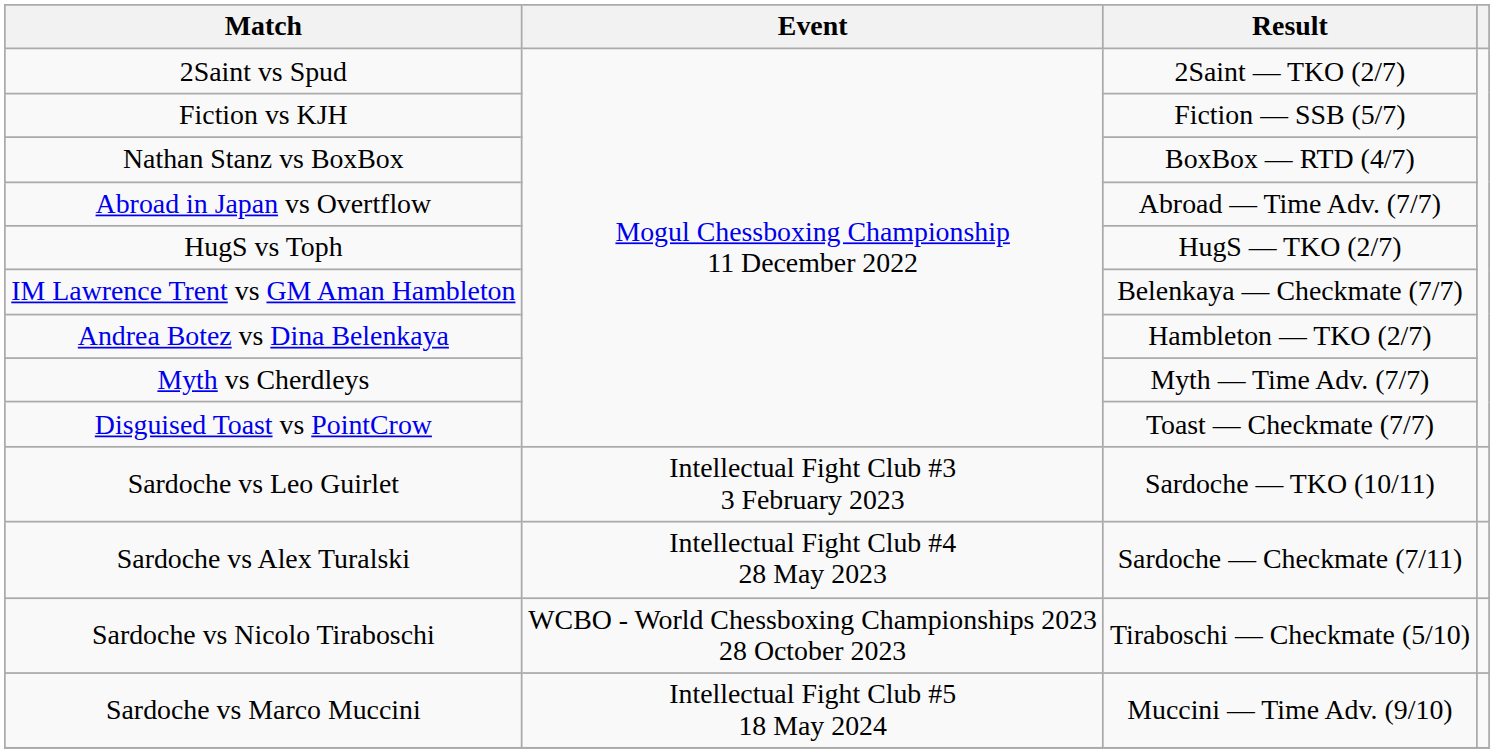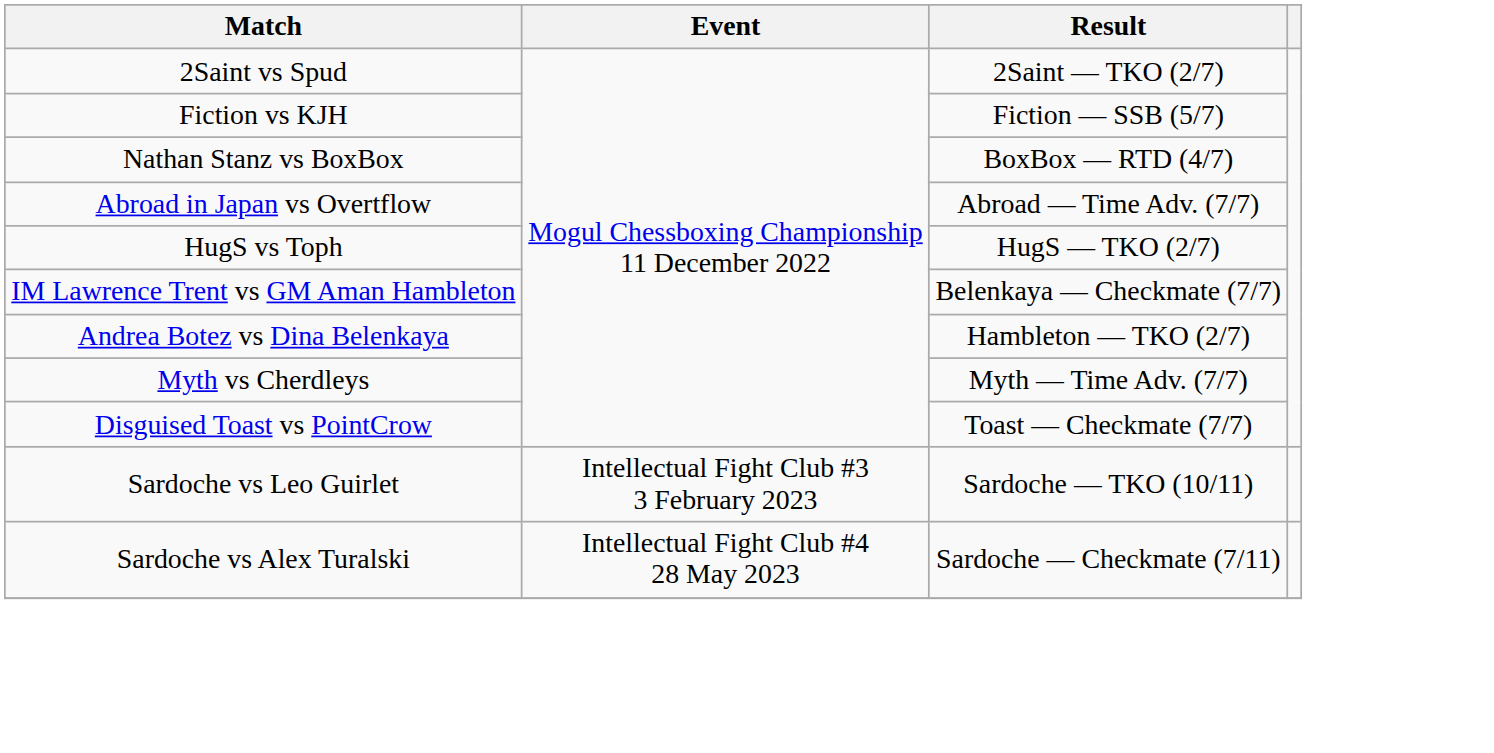- row: (263, 634)
- row: (263, 710)
